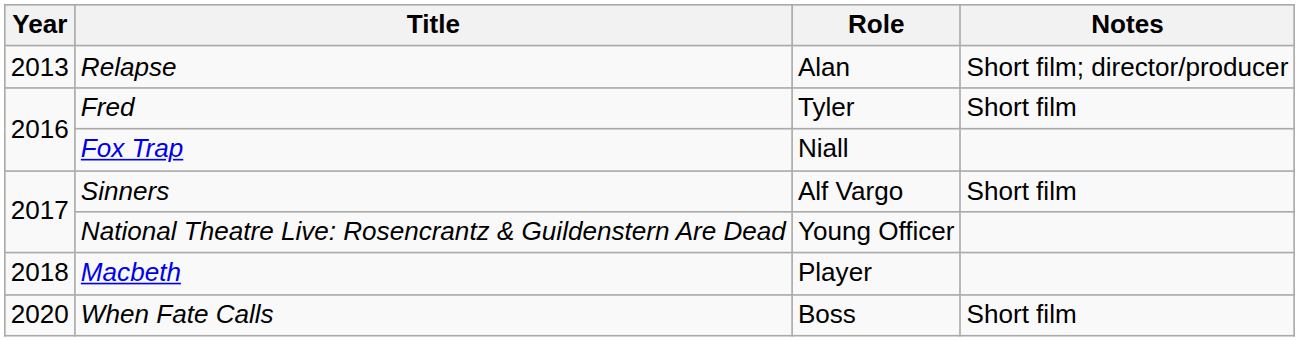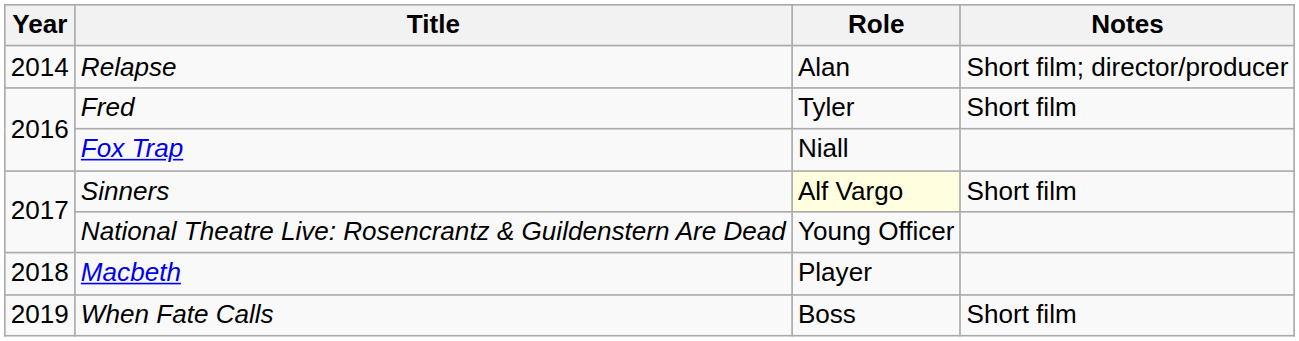(40, 66) 2013 -> (40, 66) 2014
(851, 190) no background -> (851, 190) lightyellow background
(40, 314) 2020 -> (40, 314) 2019
